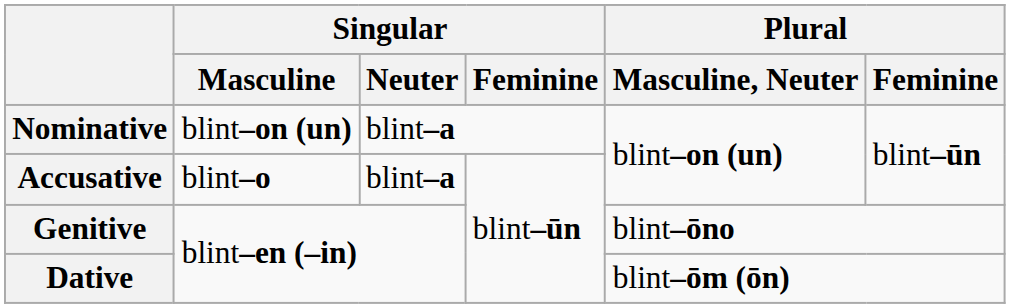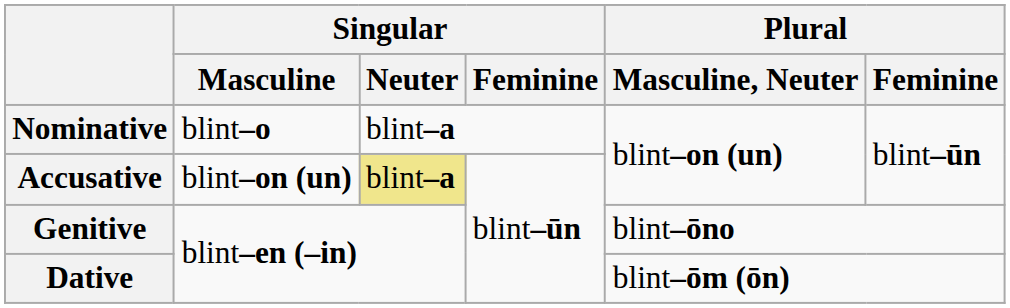(267, 128) blint–on (un) -> (226, 128) blint–o
(226, 178) blint–o -> (267, 178) blint–on (un)
(411, 178) no background -> (411, 178) khaki background
